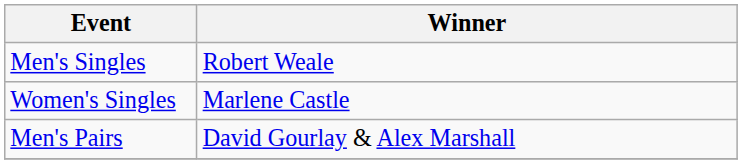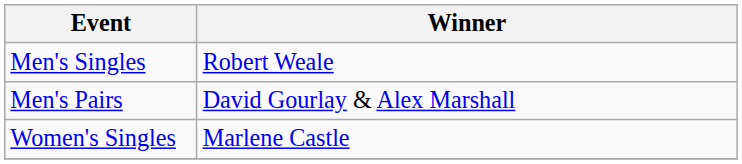rows swapped: (93, 100) <-> (67, 138)
